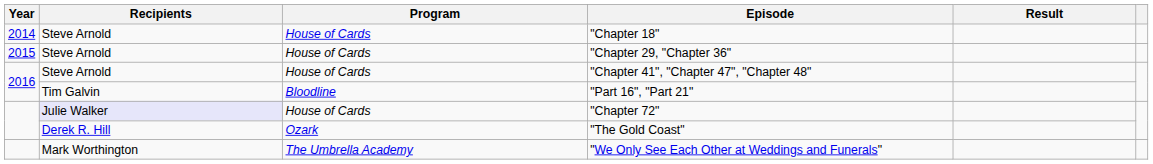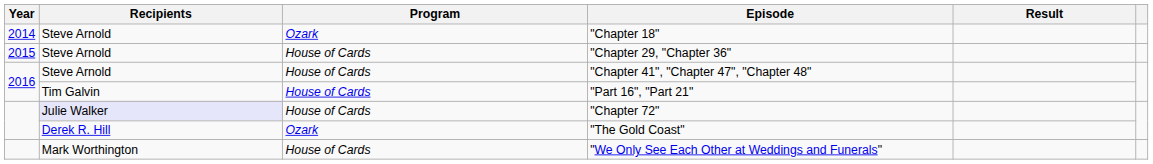(328, 34) House of Cards -> (302, 34) Ozark
(311, 92) Bloodline -> (328, 92) House of Cards
(349, 150) The Umbrella Academy -> (328, 150) House of Cards
